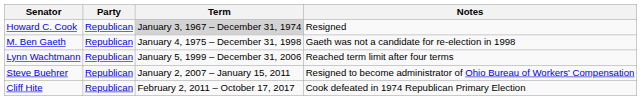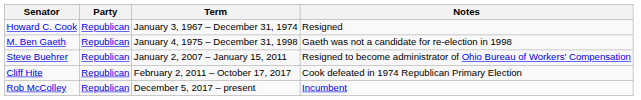(219, 27) lightgrey background -> (216, 27) no background
- row: (44, 57)
+ row: (36, 88)
